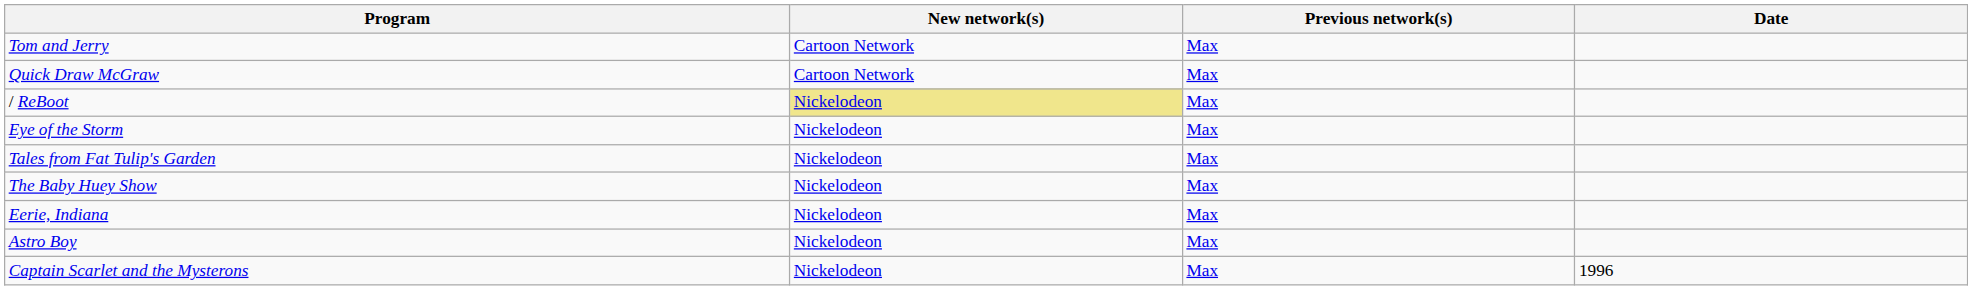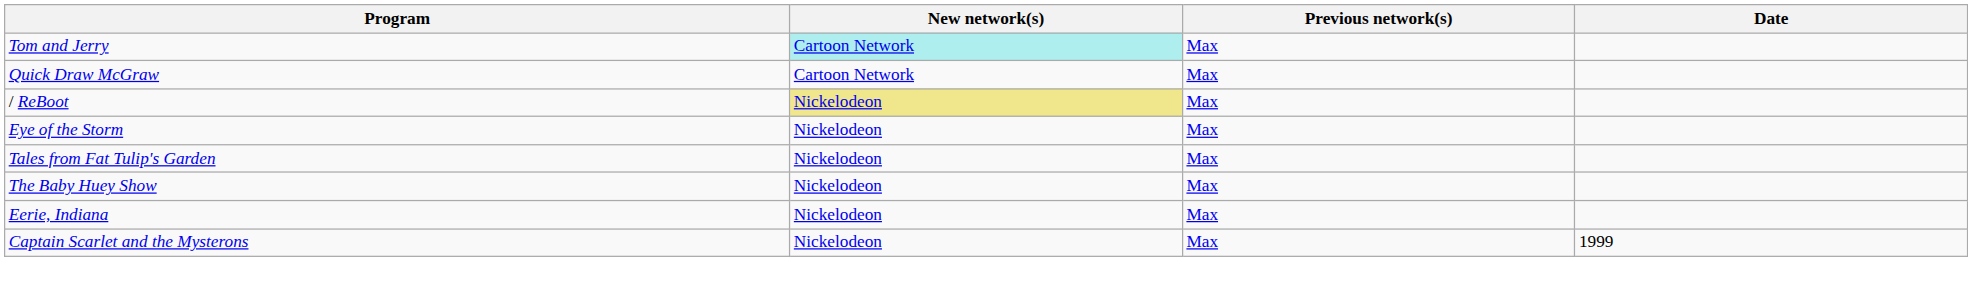(854, 46) no background -> (854, 46) paleturquoise background
- row: (43, 242)
(1596, 270) 1996 -> (1596, 242) 1999
